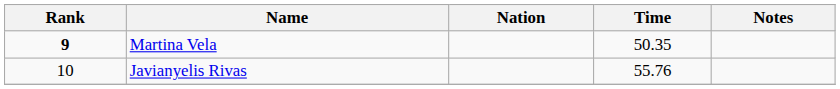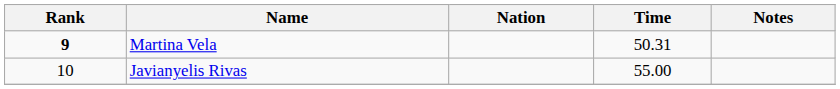(653, 44) 50.35 -> (653, 44) 50.31
(653, 71) 55.76 -> (653, 71) 55.00
